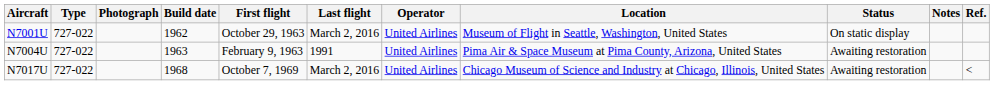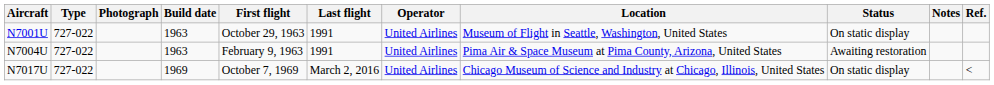(176, 32) 1962 -> (176, 32) 1963
(344, 32) March 2, 2016 -> (322, 32) 1991
(176, 70) 1968 -> (176, 70) 1969
(878, 70) Awaiting restoration -> (870, 70) On static display
